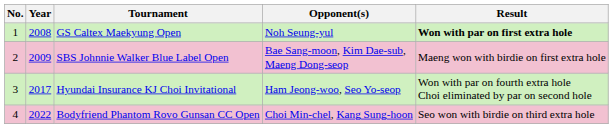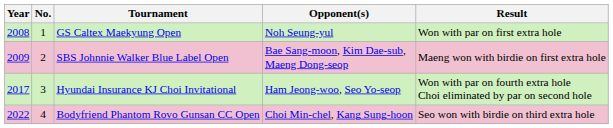columns swapped: (15, 13) <-> (40, 13)
(495, 32) bold -> (490, 32) normal
